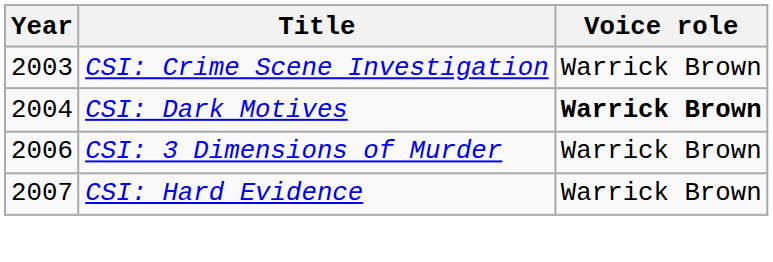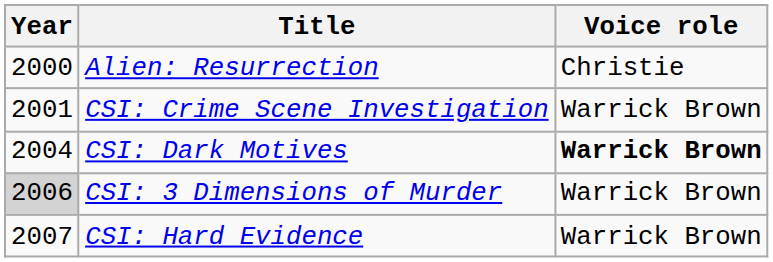+ row: (232, 68)
(42, 68) 2003 -> (42, 110) 2001
(42, 152) no background -> (42, 194) lightgrey background
